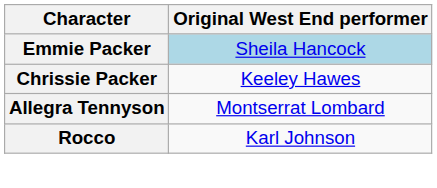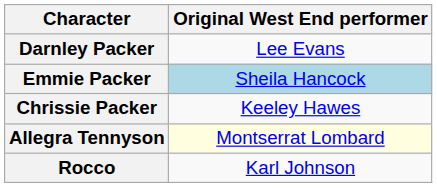+ row: (87, 49)
(300, 108) no background -> (300, 138) lightyellow background
